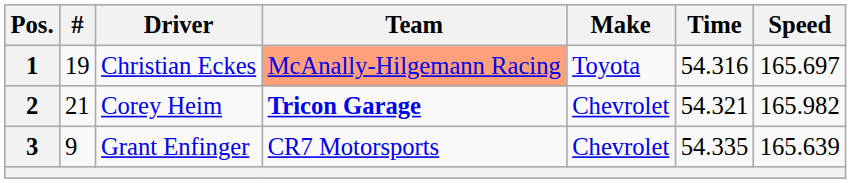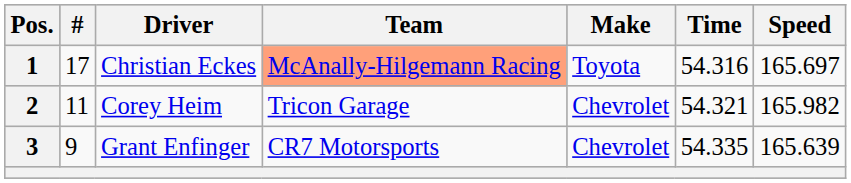(77, 65) 19 -> (77, 65) 17
(77, 106) 21 -> (77, 106) 11
(344, 106) bold -> (339, 106) normal
